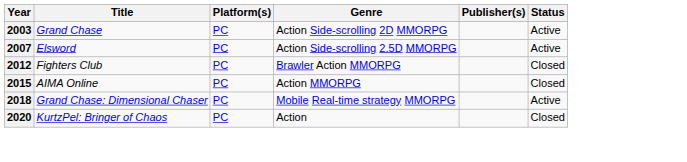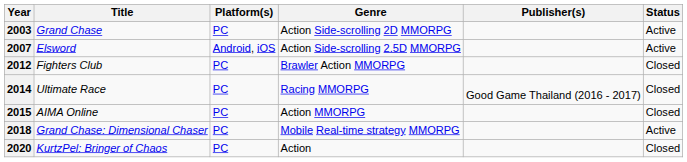(221, 48) PC -> (244, 48) Android, iOS
+ row: (19, 89)
